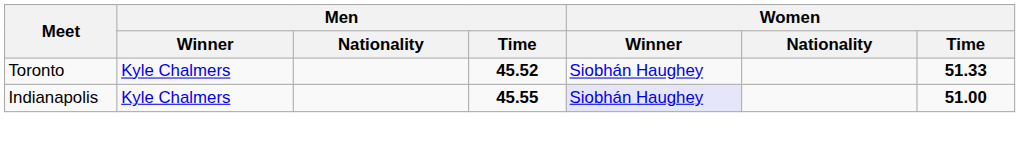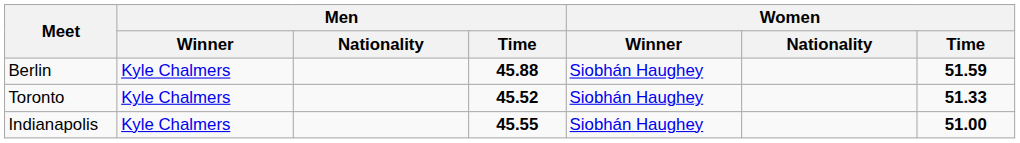+ row: (30, 71)
(636, 97) lavender background -> (636, 124) no background
